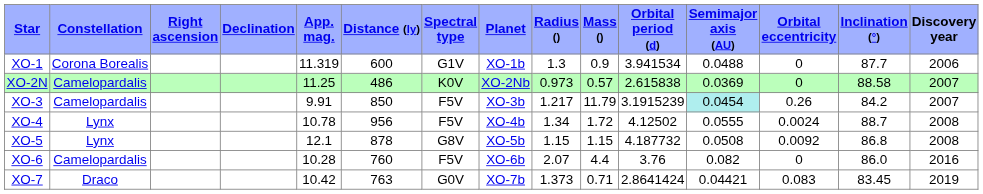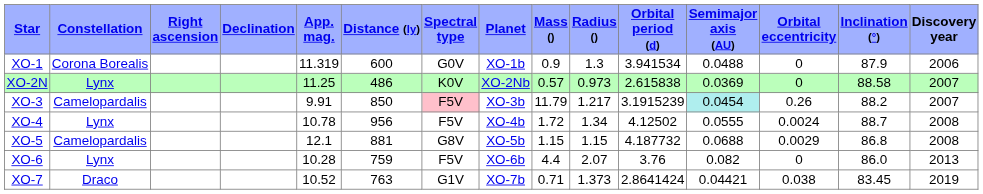columns swapped: (600, 29) <-> (556, 29)
(451, 63) G1V -> (451, 63) G0V
(874, 63) 87.7 -> (874, 63) 87.9
(100, 83) Camelopardalis -> (100, 83) Lynx
(451, 102) no background -> (451, 102) pink background
(874, 102) 84.2 -> (874, 102) 88.2
(100, 140) Lynx -> (100, 140) Camelopardalis
(382, 140) 878 -> (382, 140) 881
(723, 140) 0.0508 -> (723, 140) 0.0688
(799, 140) 0.0092 -> (799, 140) 0.0029
(100, 160) Camelopardalis -> (100, 160) Lynx
(382, 160) 760 -> (382, 160) 759
(944, 160) 2016 -> (944, 160) 2013
(319, 179) 10.42 -> (319, 179) 10.52
(451, 179) G0V -> (451, 179) G1V
(799, 179) 0.083 -> (799, 179) 0.038
